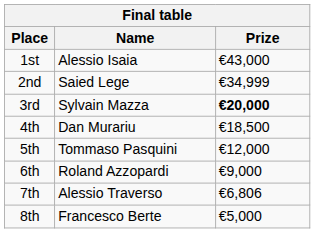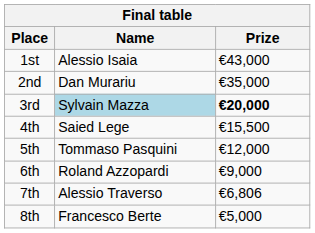(94, 82) Saied Lege -> (97, 82) Dan Murariu
(244, 82) €34,999 -> (244, 82) €35,000
(104, 104) no background -> (104, 104) lightblue background
(97, 127) Dan Murariu -> (94, 127) Saied Lege
(244, 127) €18,500 -> (244, 127) €15,500
